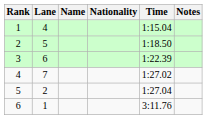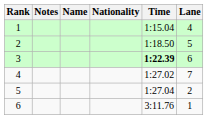columns swapped: (45, 12) <-> (188, 12)
(157, 59) normal -> (159, 59) bold
